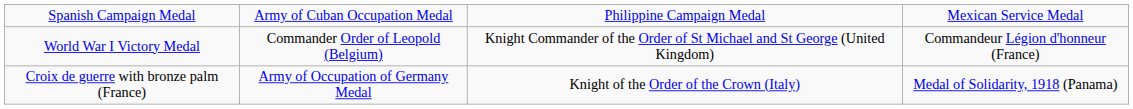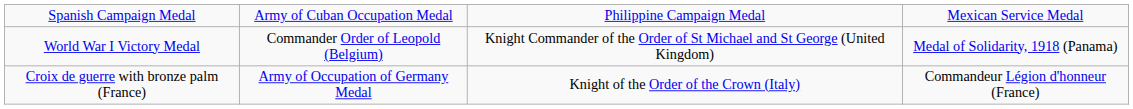(1015, 46) Commandeur Légion d'honneur (France) -> (1015, 46) Medal of Solidarity, 1918 (Panama)
(1015, 84) Medal of Solidarity, 1918 (Panama) -> (1015, 84) Commandeur Légion d'honneur (France)
